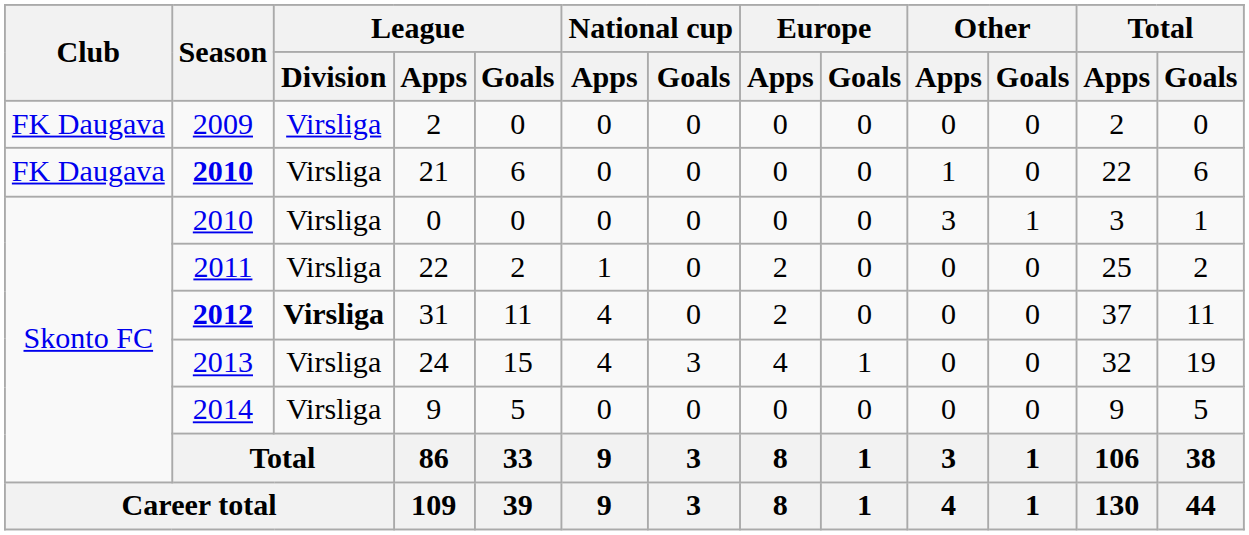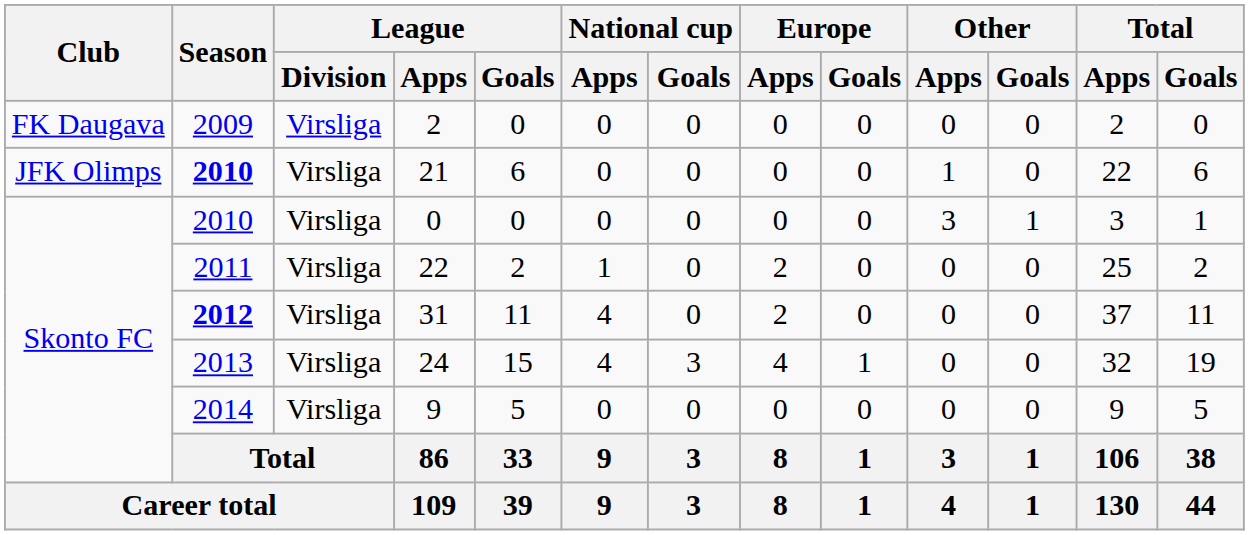(88, 171) FK Daugava -> (88, 171) JFK Olimps
(334, 314) bold -> (334, 314) normal
